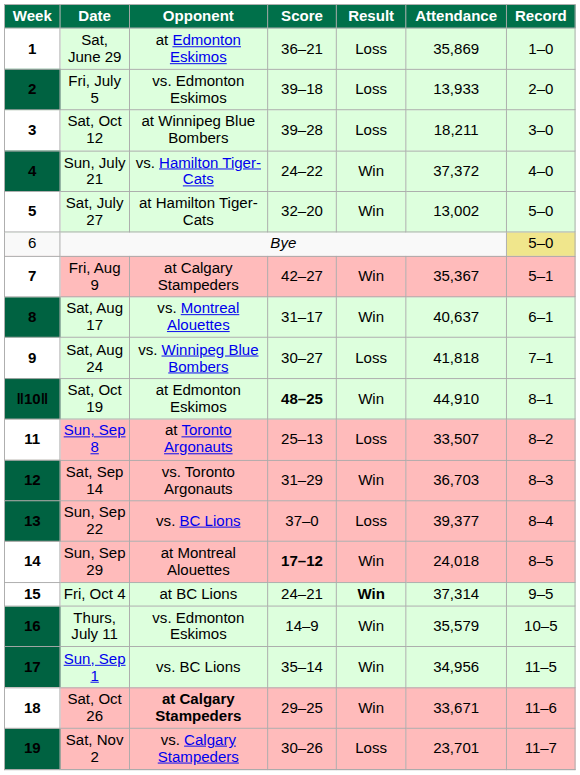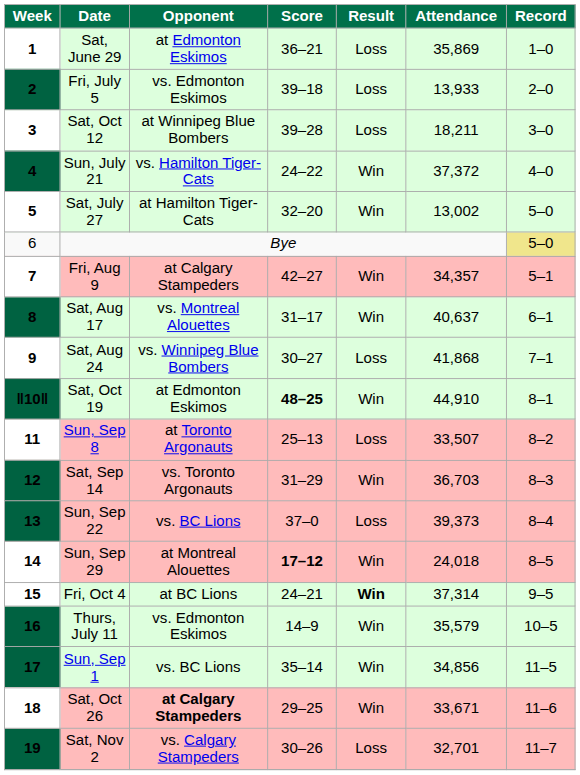(456, 276) 35,367 -> (456, 276) 34,357
(456, 357) 41,818 -> (456, 357) 41,868
(456, 521) 39,377 -> (456, 521) 39,373
(456, 667) 34,956 -> (456, 667) 34,856
(456, 748) 23,701 -> (456, 748) 32,701
